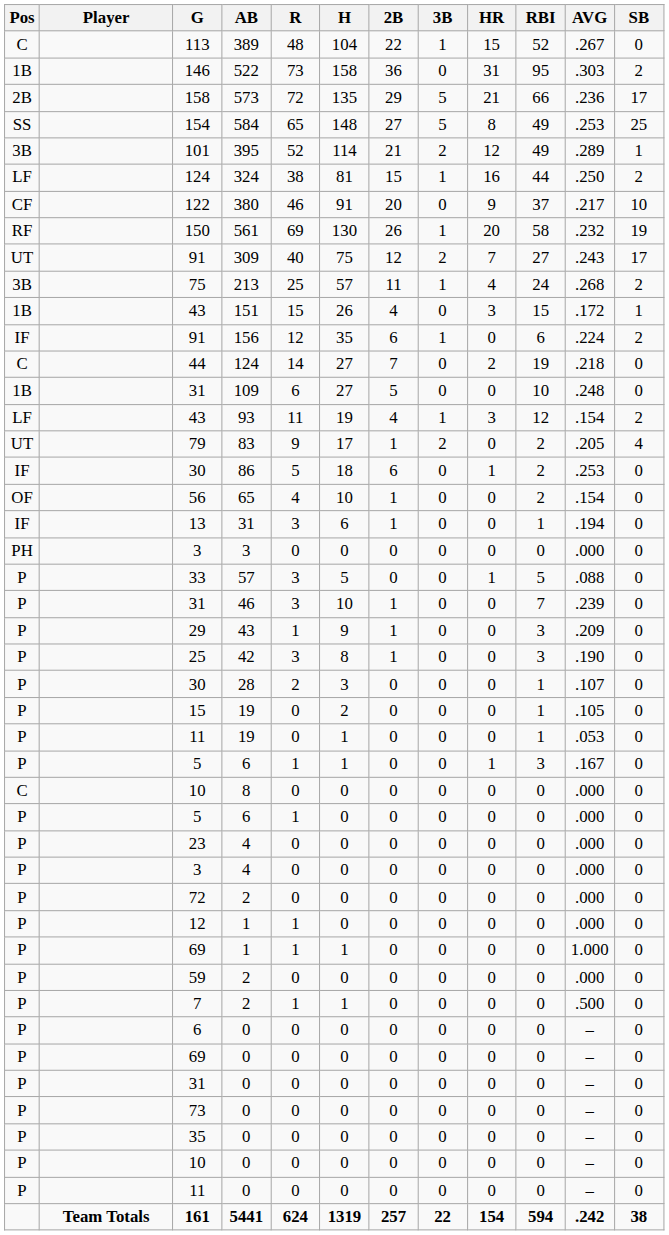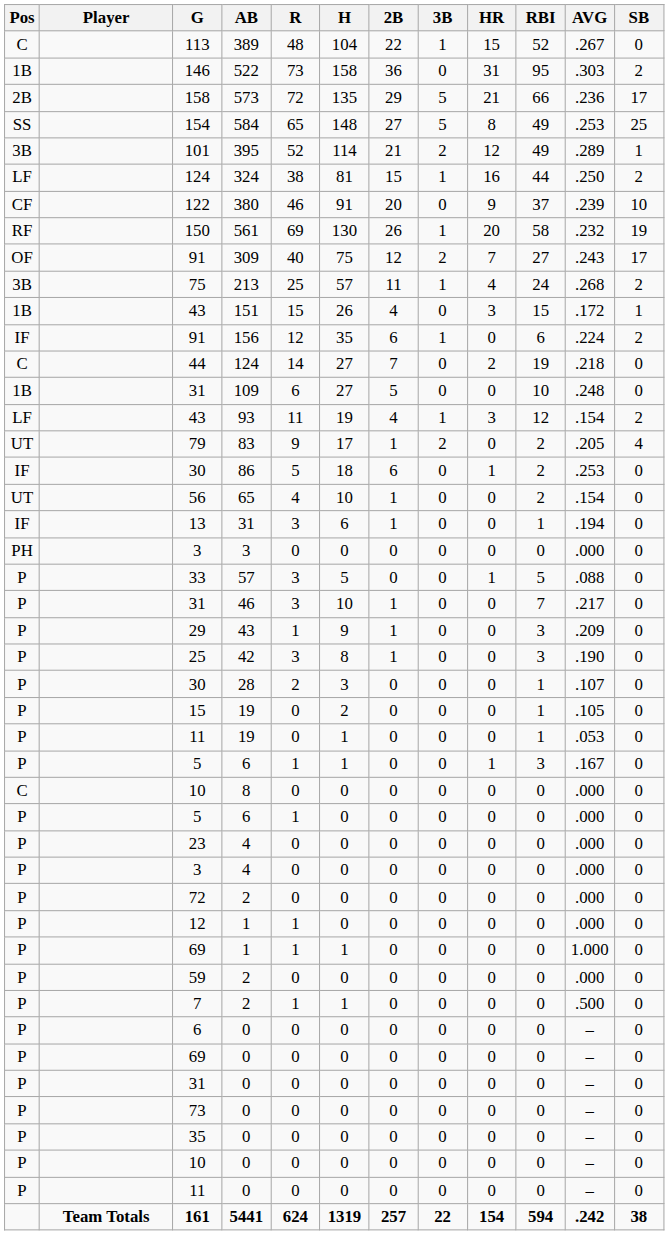(590, 204) .217 -> (590, 204) .239
(22, 257) UT -> (22, 257) OF
(22, 497) OF -> (22, 497) UT
(590, 603) .239 -> (590, 603) .217
